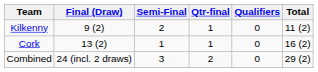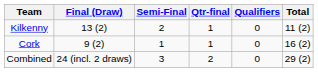(94, 28) 9 (2) -> (94, 28) 13 (2)
(94, 43) 13 (2) -> (94, 43) 9 (2)
